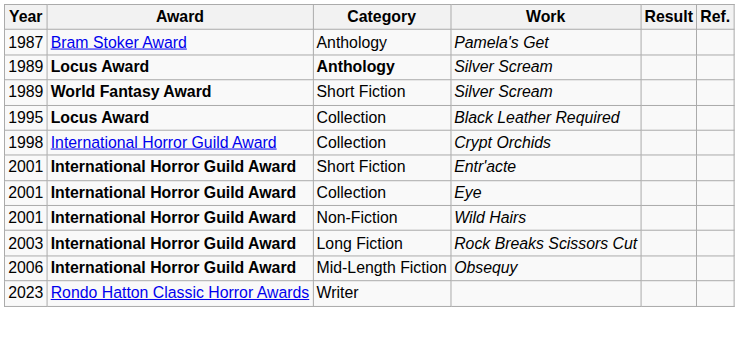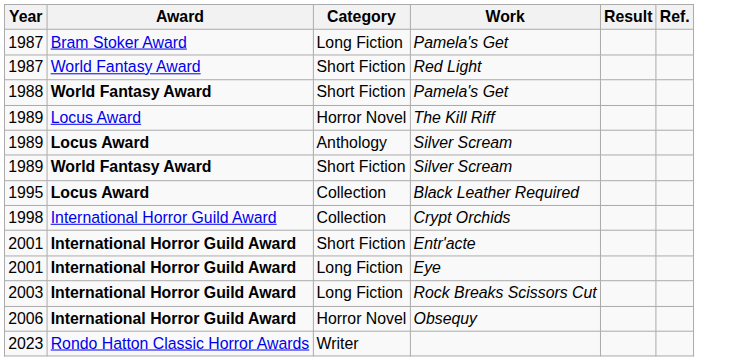(352, 42) Anthology -> (360, 42) Long Fiction
+ row: (126, 67)
+ row: (131, 92)
+ row: (96, 117)
(356, 67) bold -> (352, 142) normal
(351, 192) Collection -> (360, 268) Long Fiction
- row: (173, 218)
(382, 268) Mid-Length Fiction -> (361, 318) Horror Novel
